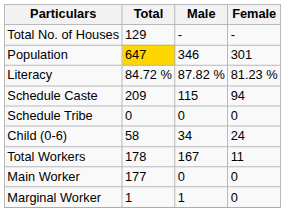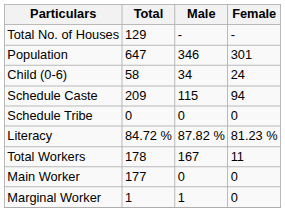(136, 55) gold background -> (136, 55) no background
rows swapped: (37, 136) <-> (30, 75)
